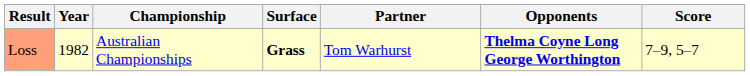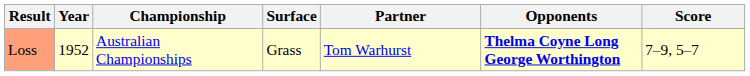(74, 49) 1982 -> (74, 49) 1952
(286, 49) bold -> (284, 49) normal
